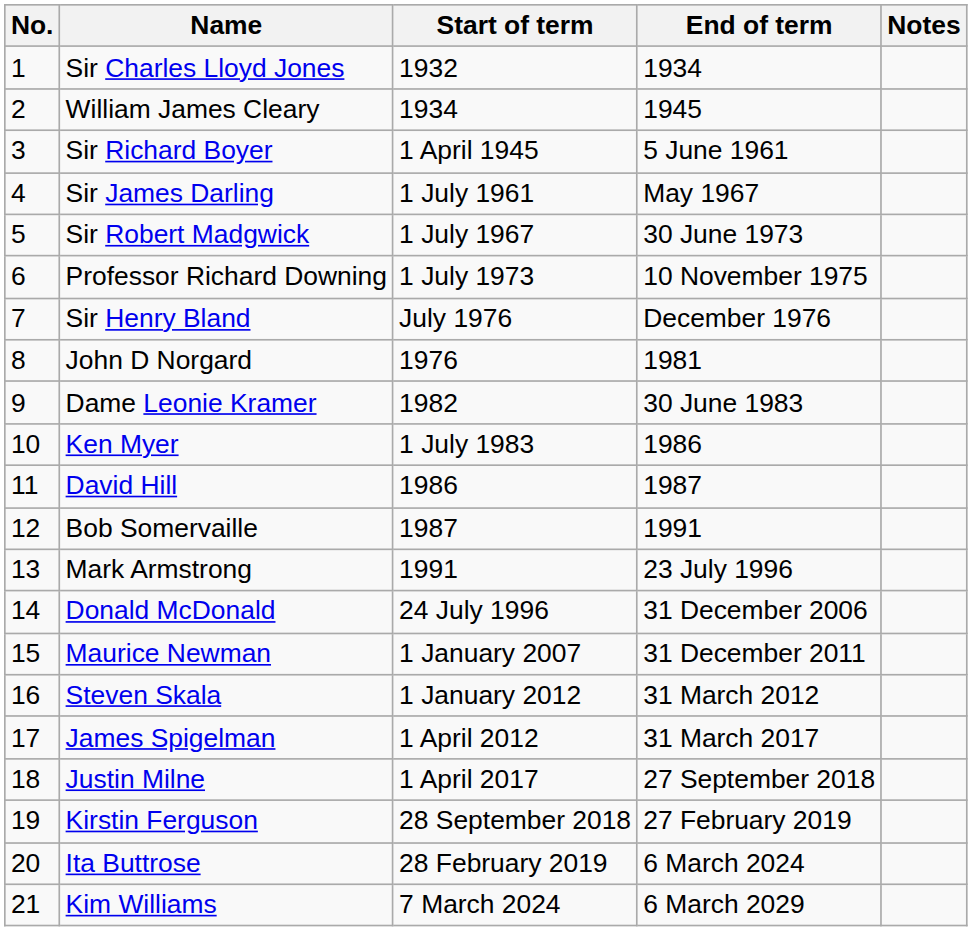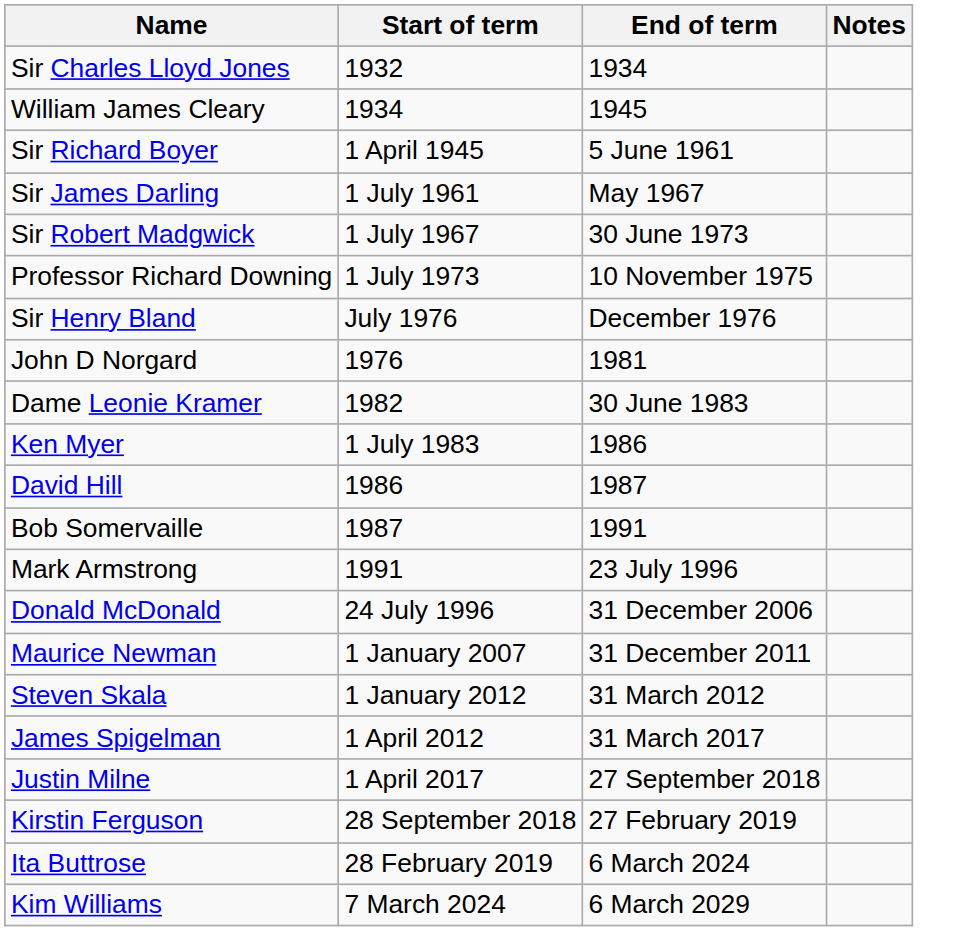- column: (32, 25)
